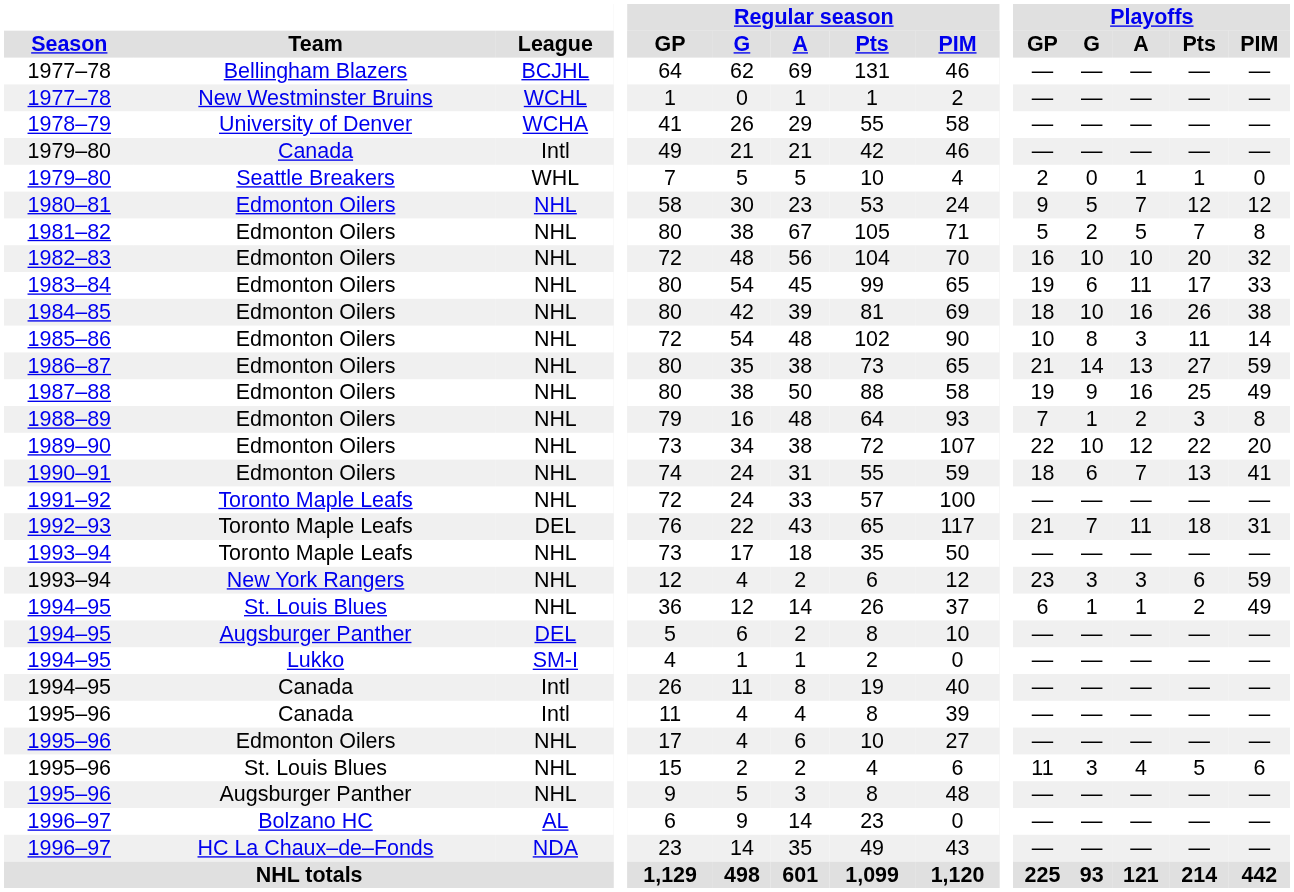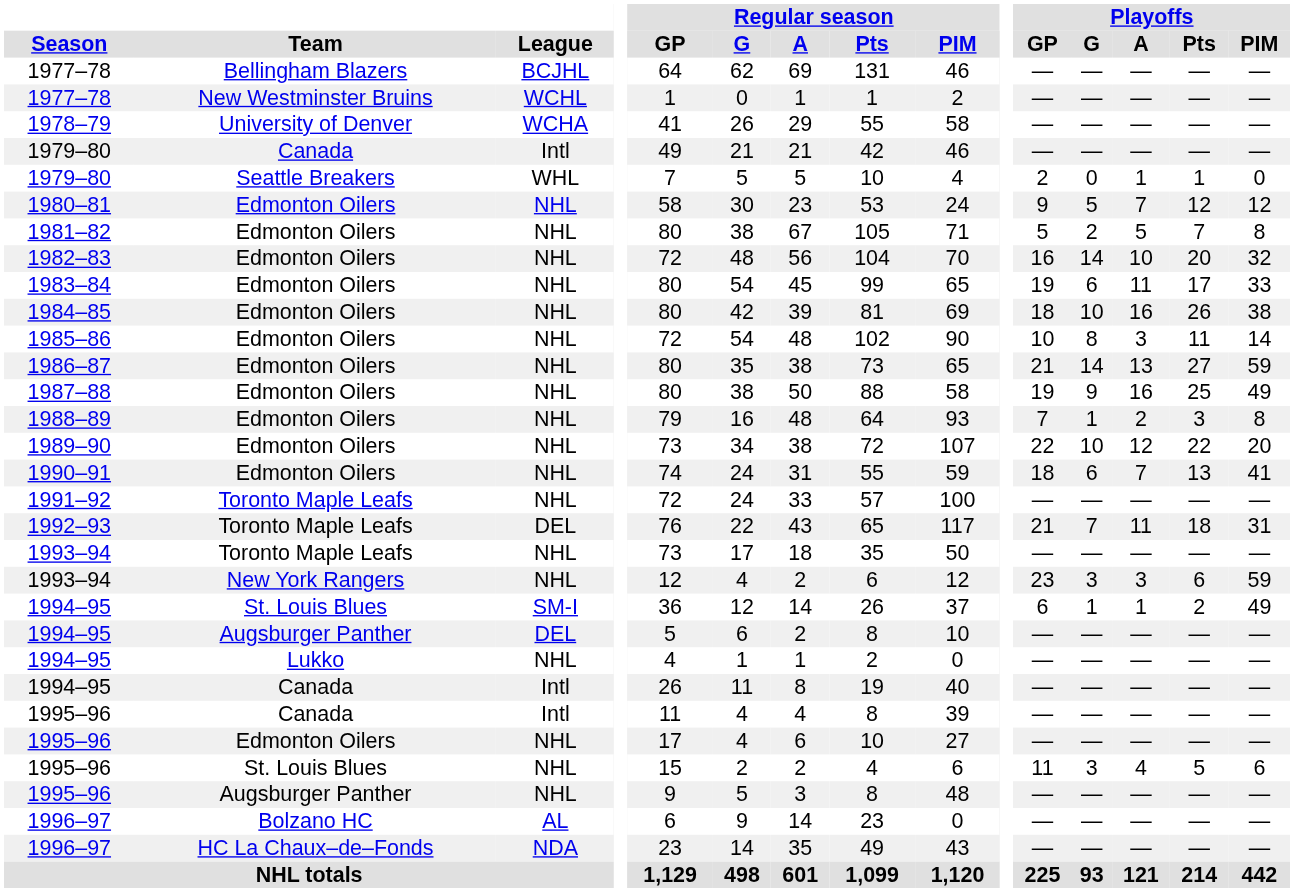(1092, 258) 10 -> (1092, 258) 14
(555, 606) NHL -> (555, 606) SM-I
(555, 660) SM-I -> (555, 660) NHL
